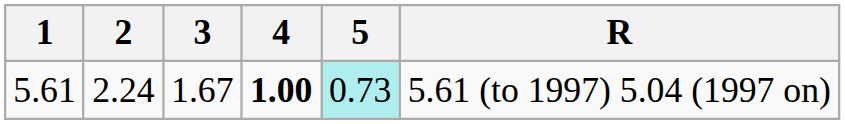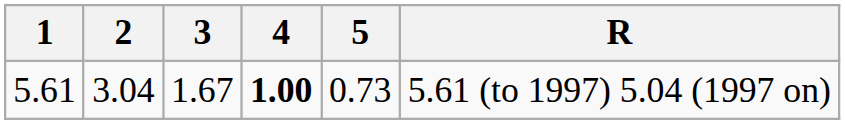(123, 89) 2.24 -> (123, 89) 3.04
(360, 89) paleturquoise background -> (360, 89) no background
